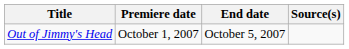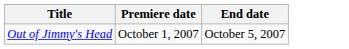- column: (316, 14)
